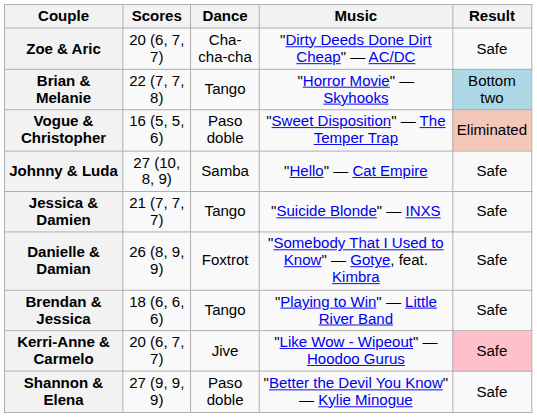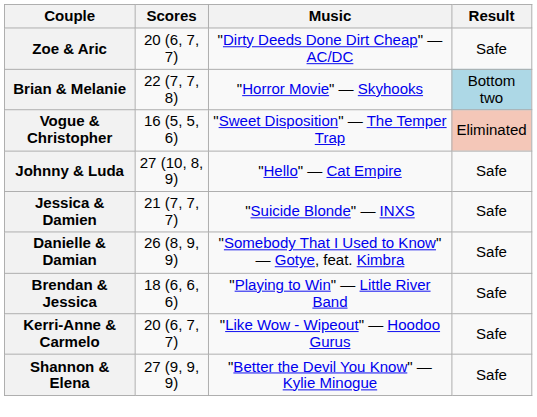- column: (225, 16)
(492, 351) pink background -> (492, 334) no background
